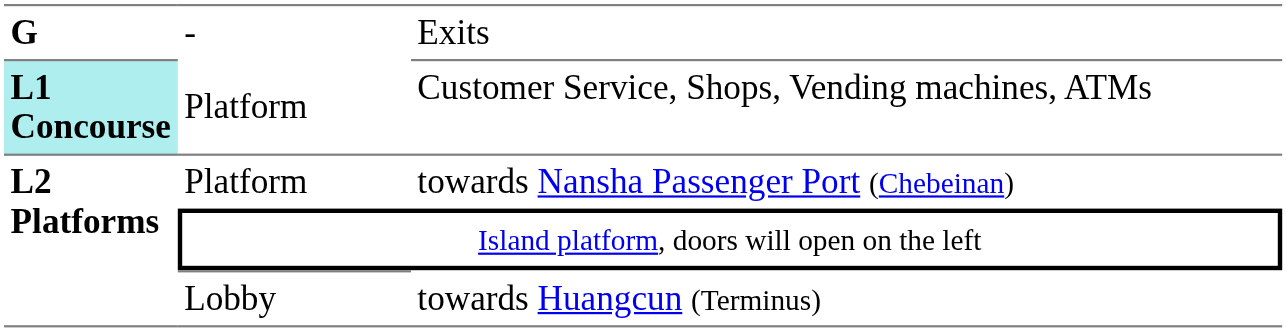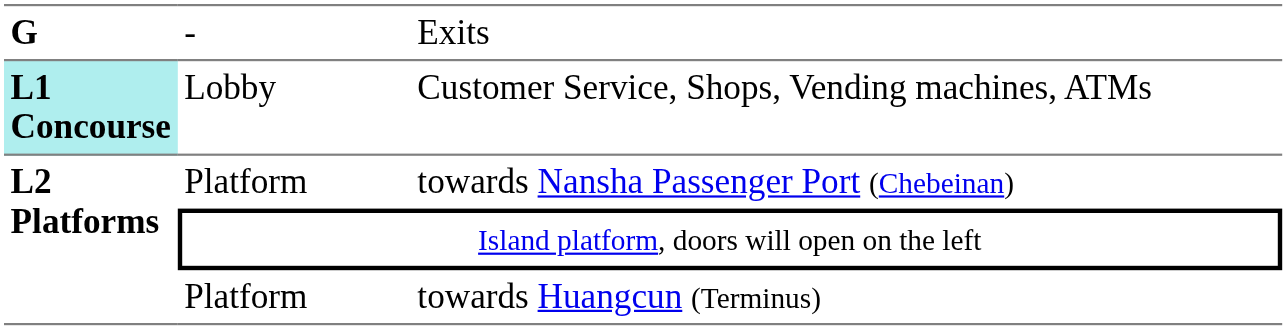(246, 105) Platform -> (230, 87) Lobby
(230, 298) Lobby -> (246, 296) Platform
